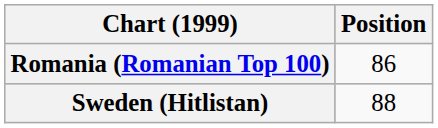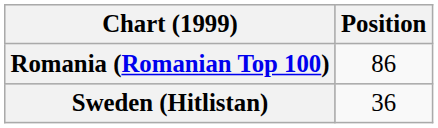(384, 102) 88 -> (384, 102) 36
